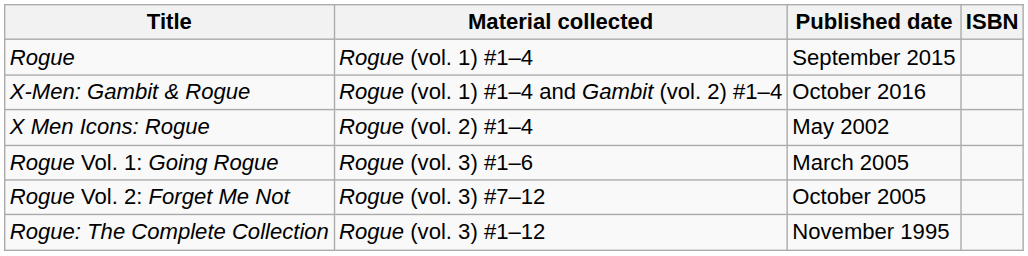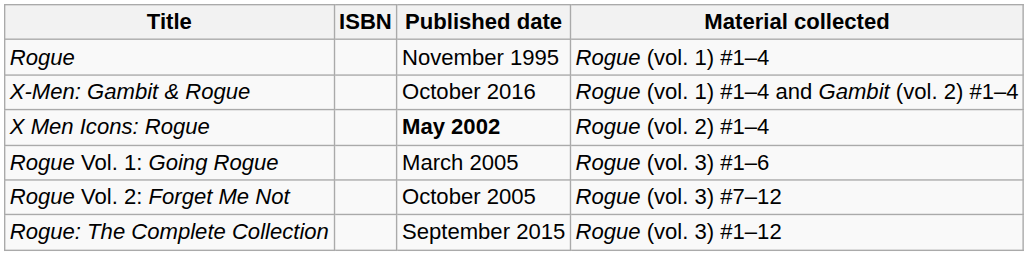columns swapped: (561, 22) <-> (992, 22)
(874, 57) September 2015 -> (481, 57) November 1995
(841, 127) normal -> (451, 127) bold
(871, 232) November 1995 -> (484, 232) September 2015
